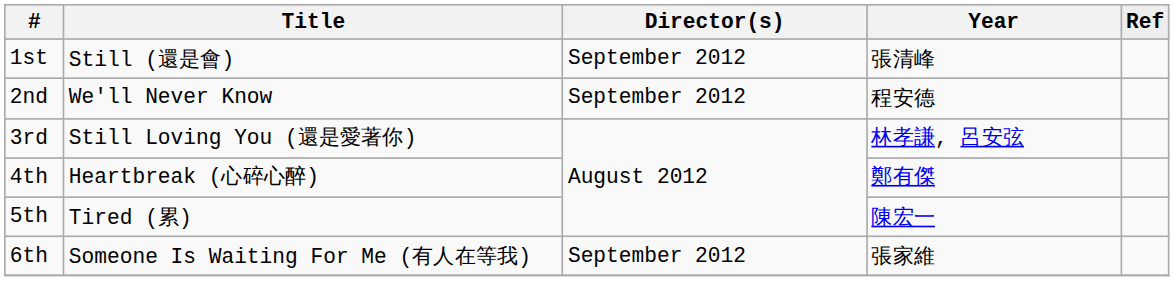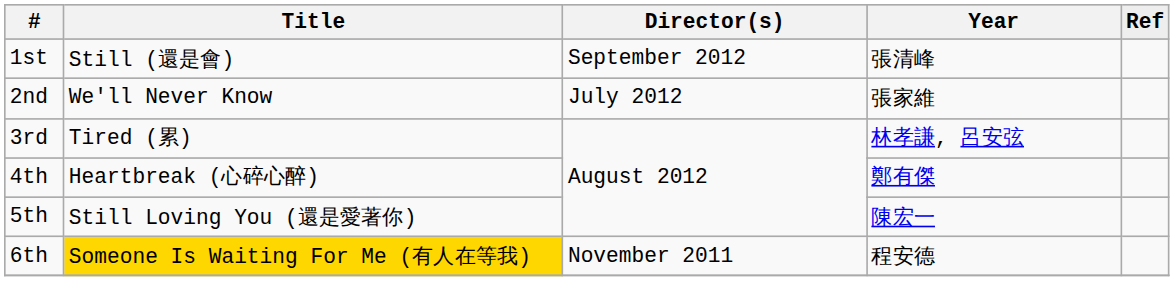(657, 98) September 2012 -> (625, 98) July 2012
(903, 99) 程安德 -> (903, 99) 張家維
(243, 139) Still Loving You (還是愛著你) -> (130, 139) Tired (累)
(130, 218) Tired (累) -> (243, 218) Still Loving You (還是愛著你)
(300, 257) no background -> (300, 257) gold background
(657, 256) September 2012 -> (651, 256) November 2011
(903, 257) 張家維 -> (903, 257) 程安德
